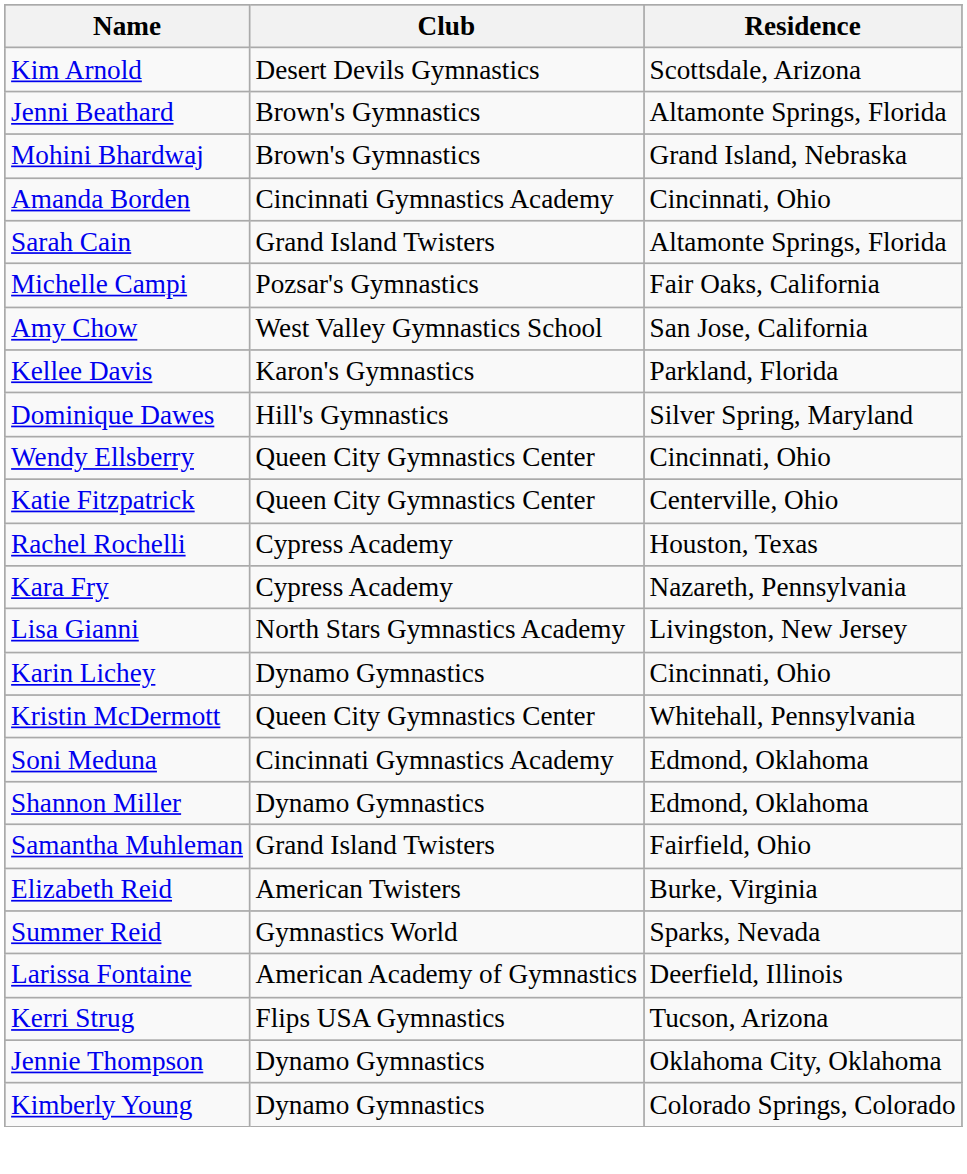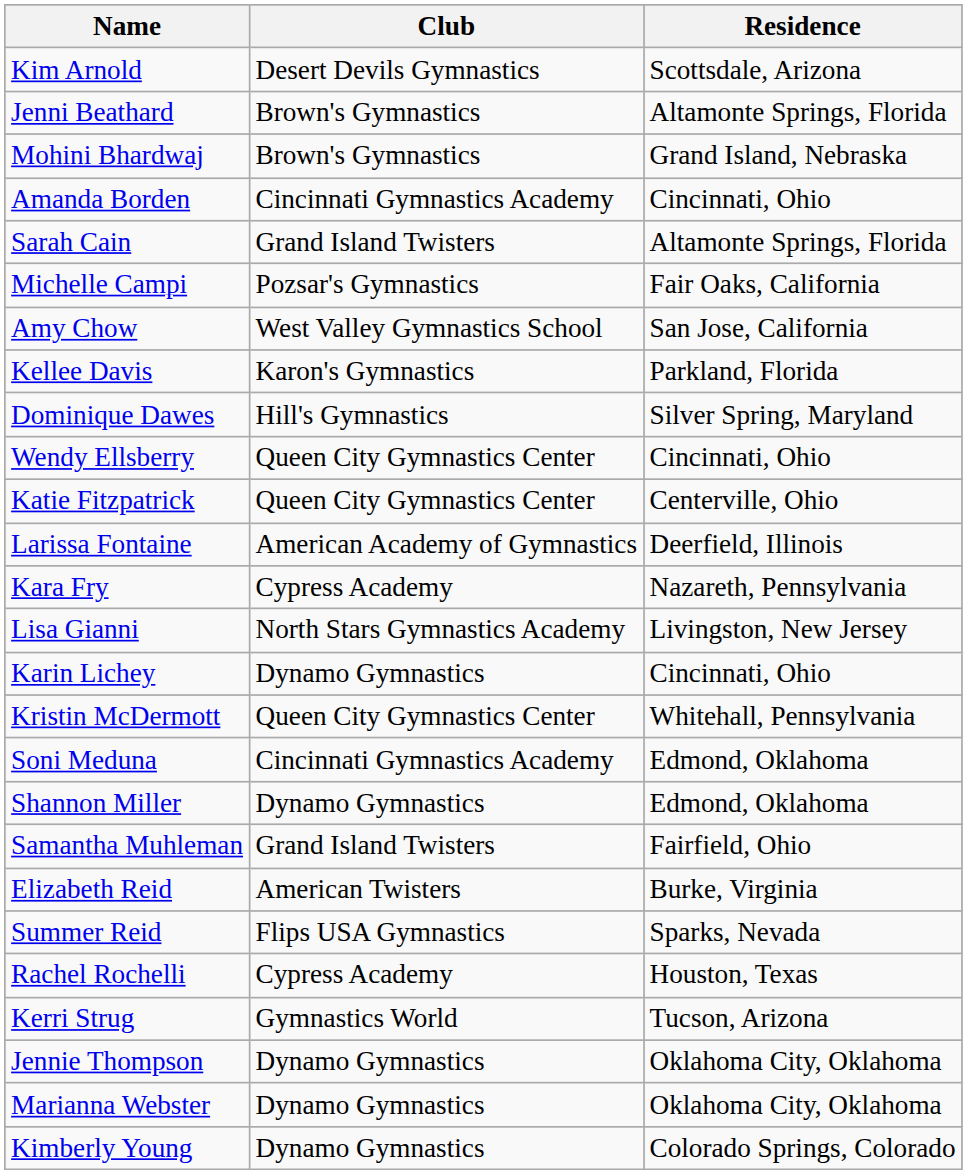rows swapped: (101, 975) <-> (98, 543)
(357, 931) Gymnastics World -> (380, 931) Flips USA Gymnastics
(380, 1018) Flips USA Gymnastics -> (357, 1018) Gymnastics World
+ row: (111, 1104)
